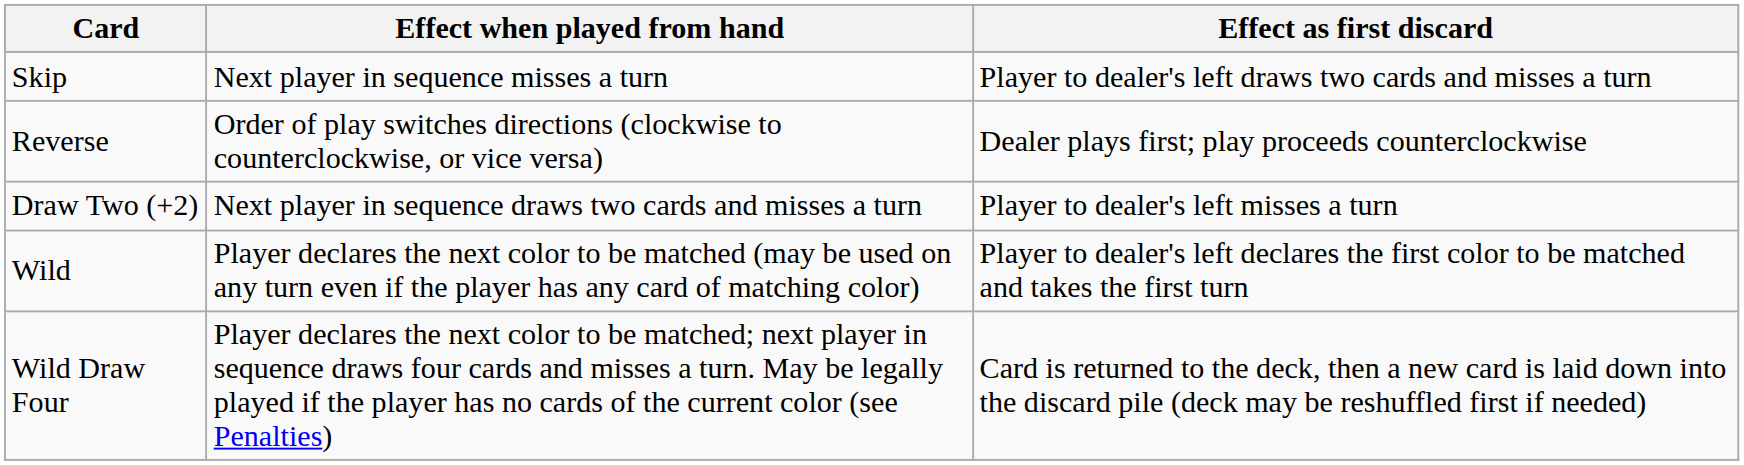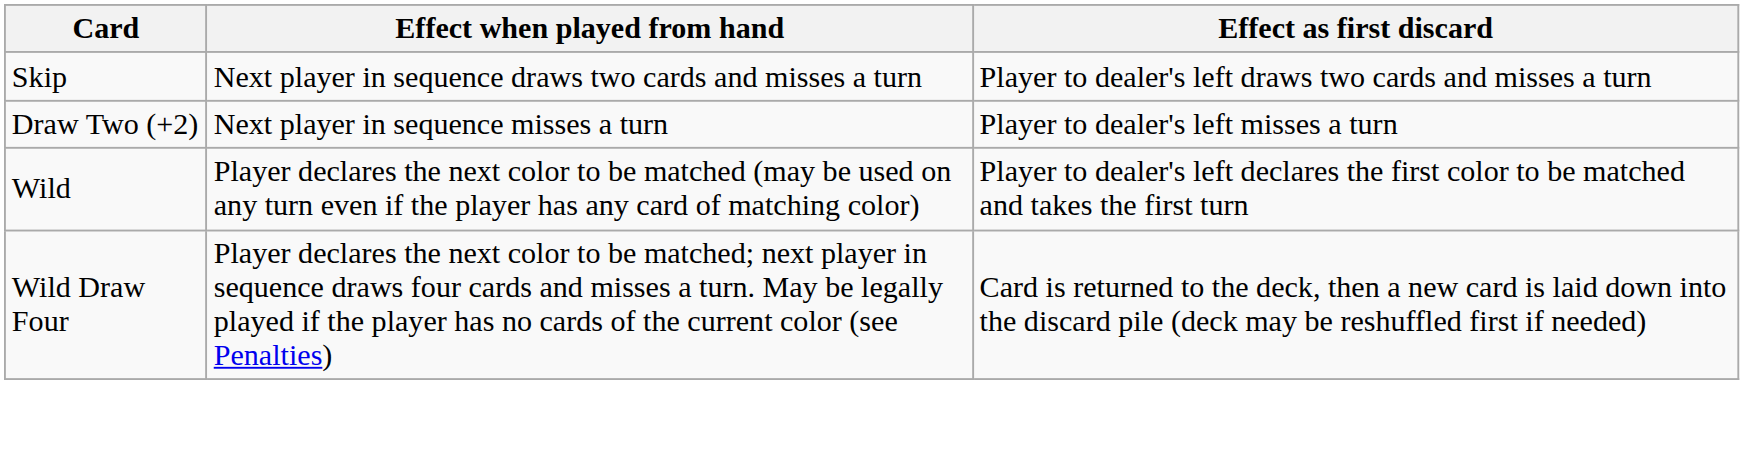(441, 76) Next player in sequence misses a turn -> (568, 76) Next player in sequence draws two cards and misses a turn
- row: (60, 140)
(568, 205) Next player in sequence draws two cards and misses a turn -> (441, 123) Next player in sequence misses a turn
